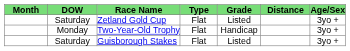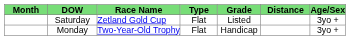- row: (137, 41)
